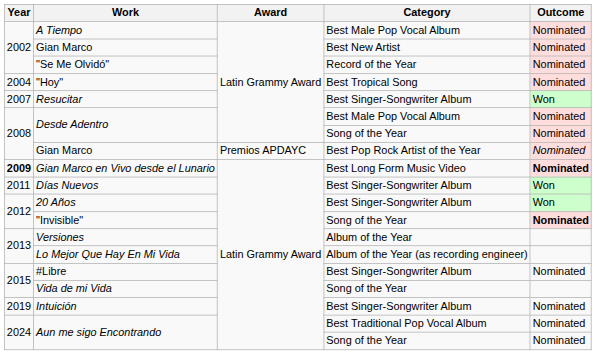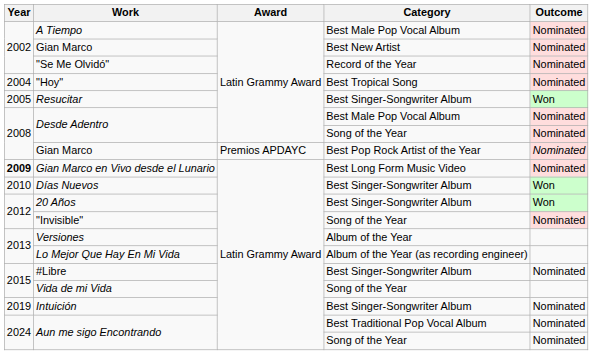(19, 99) 2007 -> (19, 99) 2005
(561, 168) bold -> (559, 168) normal
(19, 185) 2011 -> (19, 185) 2010
(561, 220) bold -> (559, 220) normal
